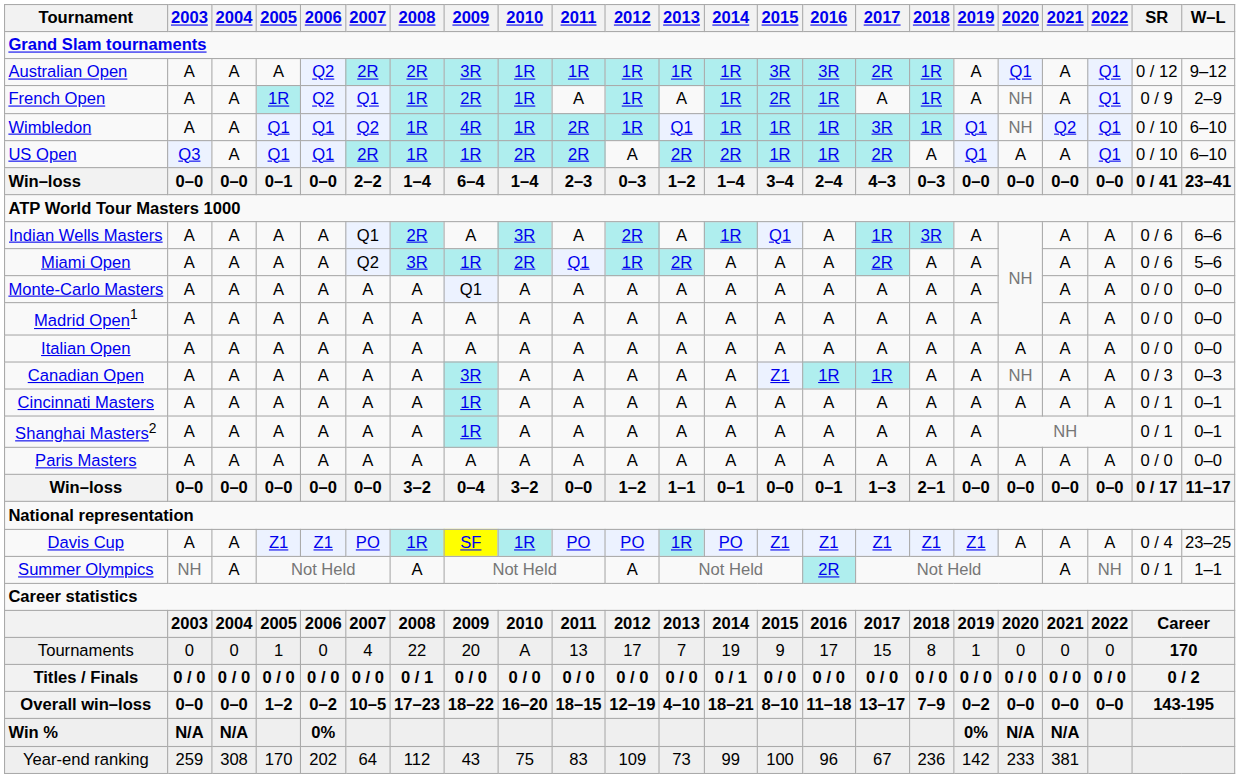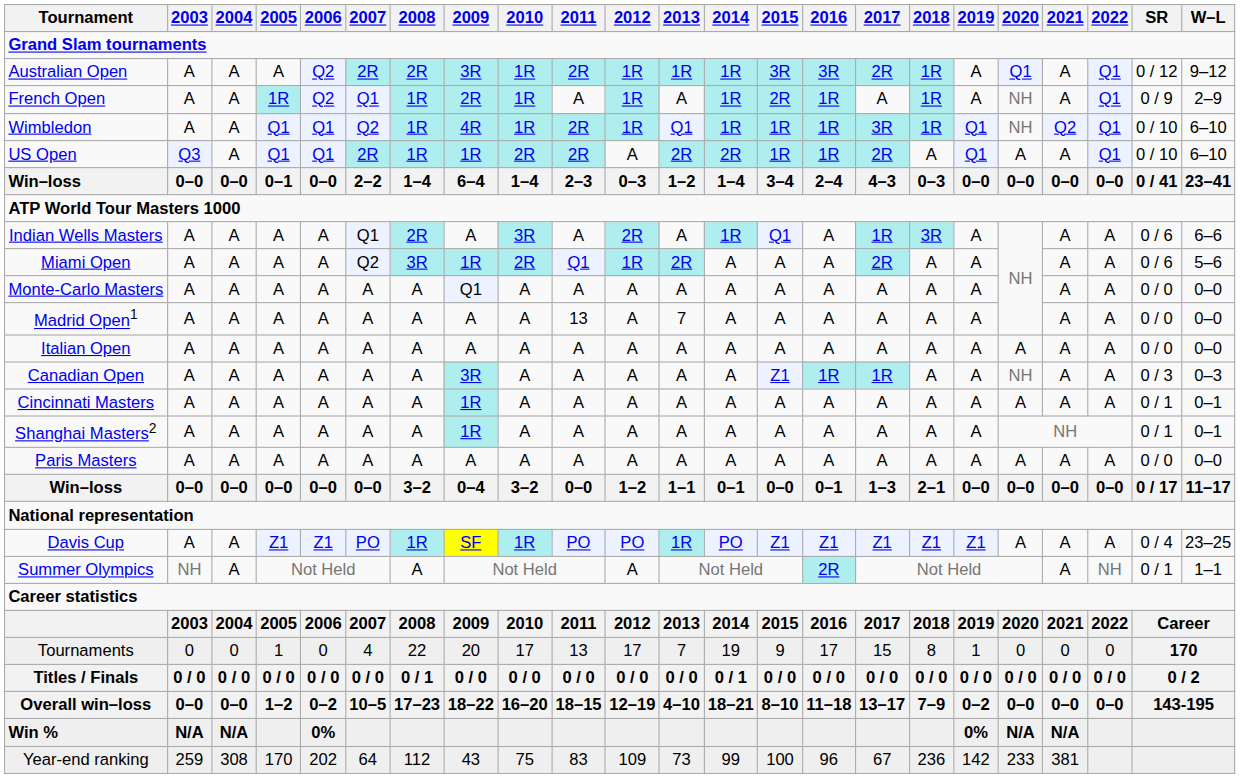(579, 72) 1R -> (579, 72) 2R
(579, 319) A -> (579, 319) 13
(682, 319) A -> (682, 319) 7
(525, 651) A -> (525, 651) 17
